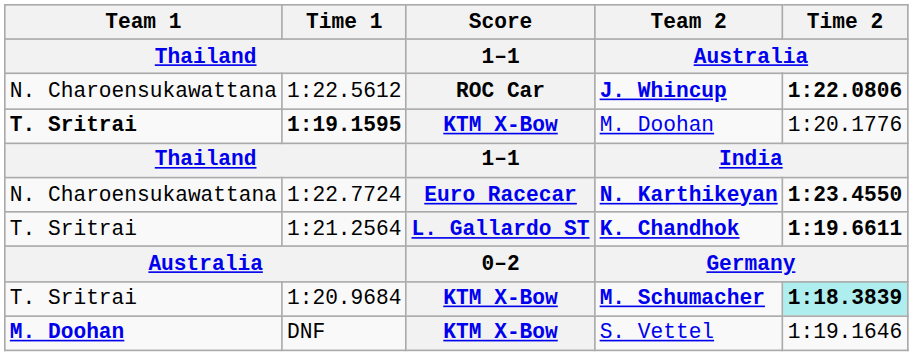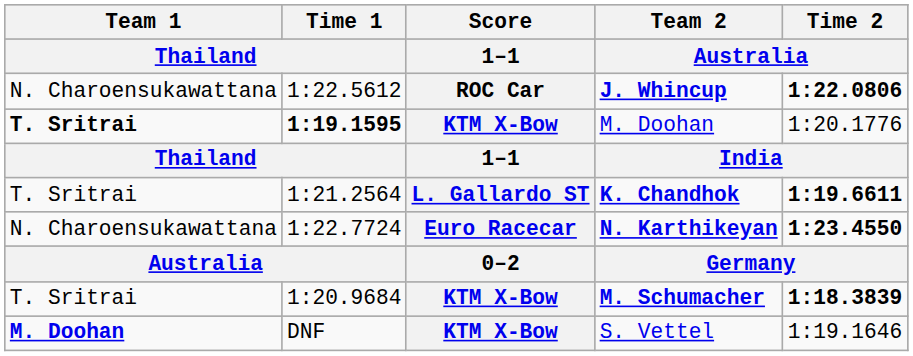rows swapped: (689, 195) <-> (670, 229)
(845, 298) paleturquoise background -> (845, 298) no background
